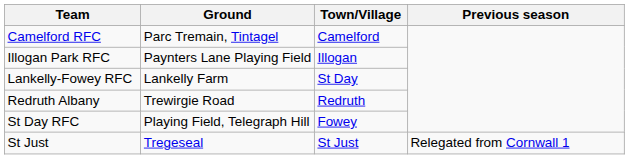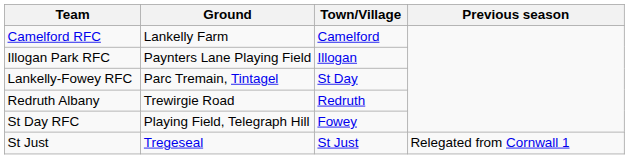(211, 36) Parc Tremain, Tintagel -> (186, 36) Lankelly Farm
(186, 79) Lankelly Farm -> (211, 79) Parc Tremain, Tintagel
